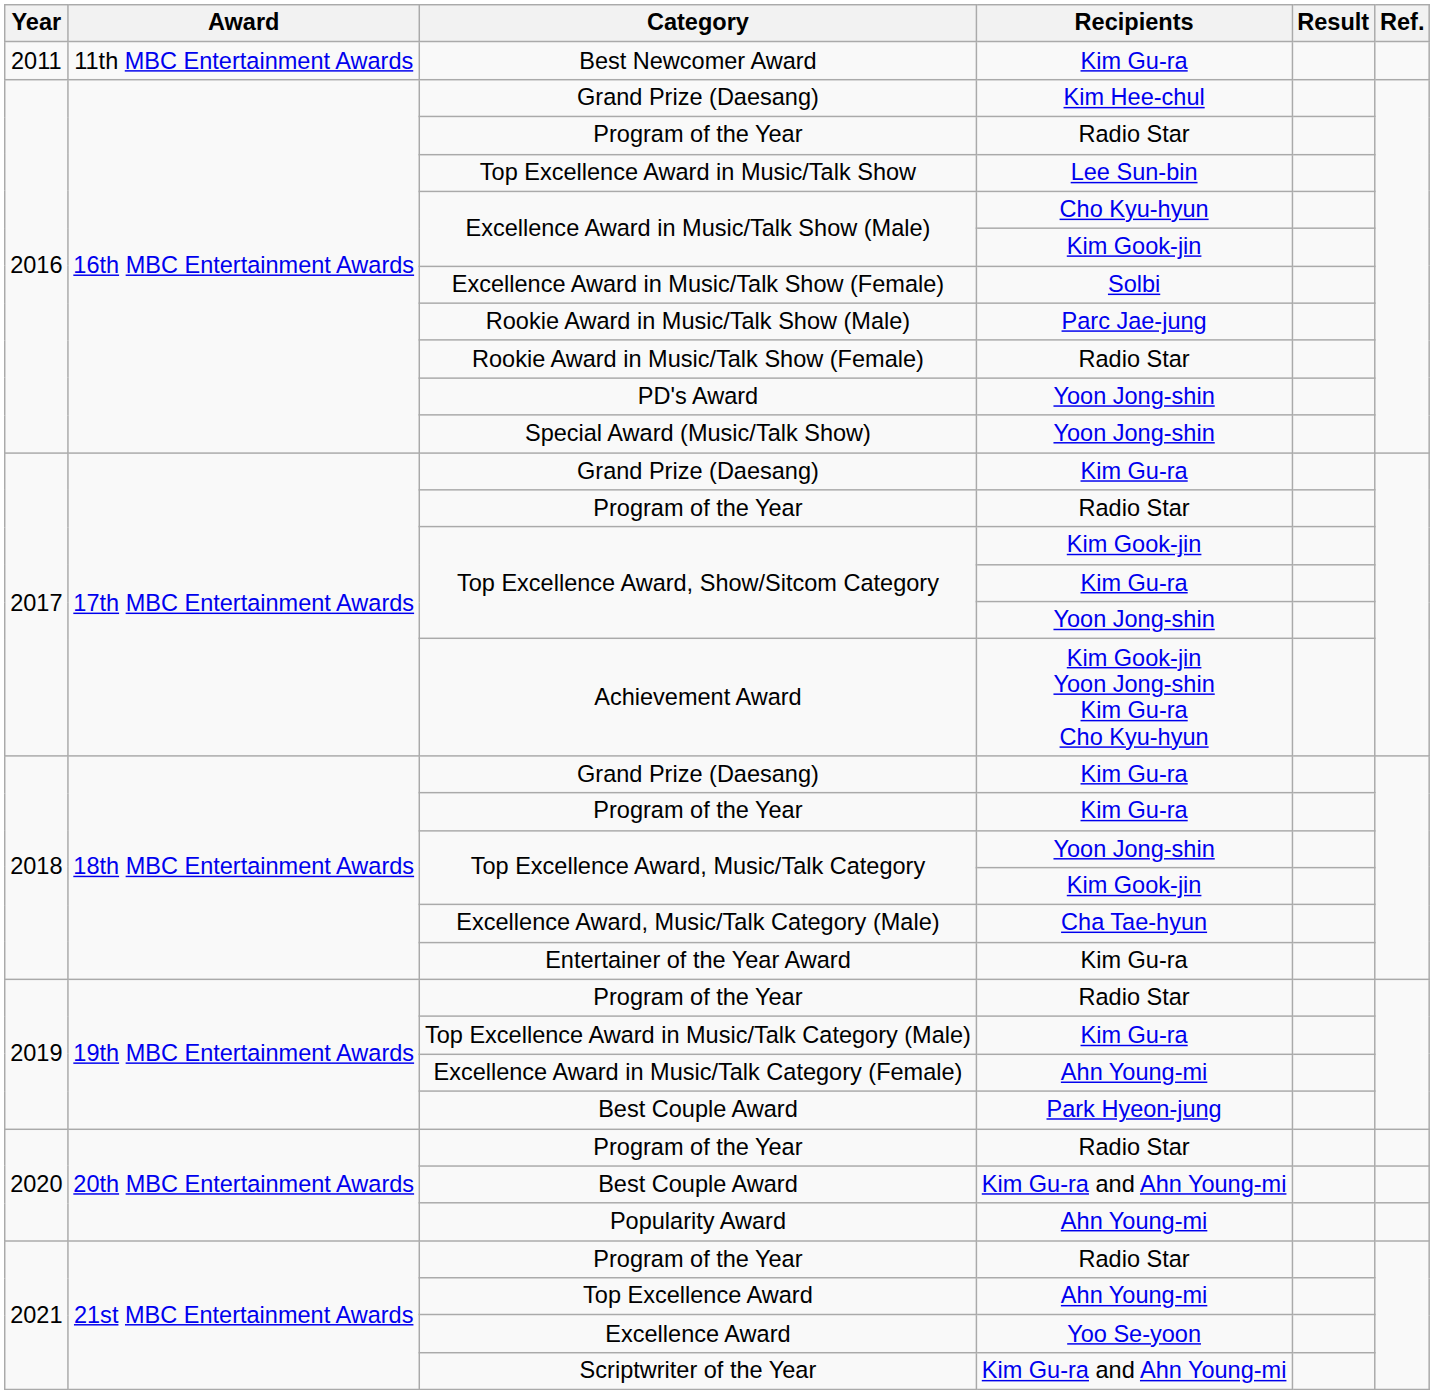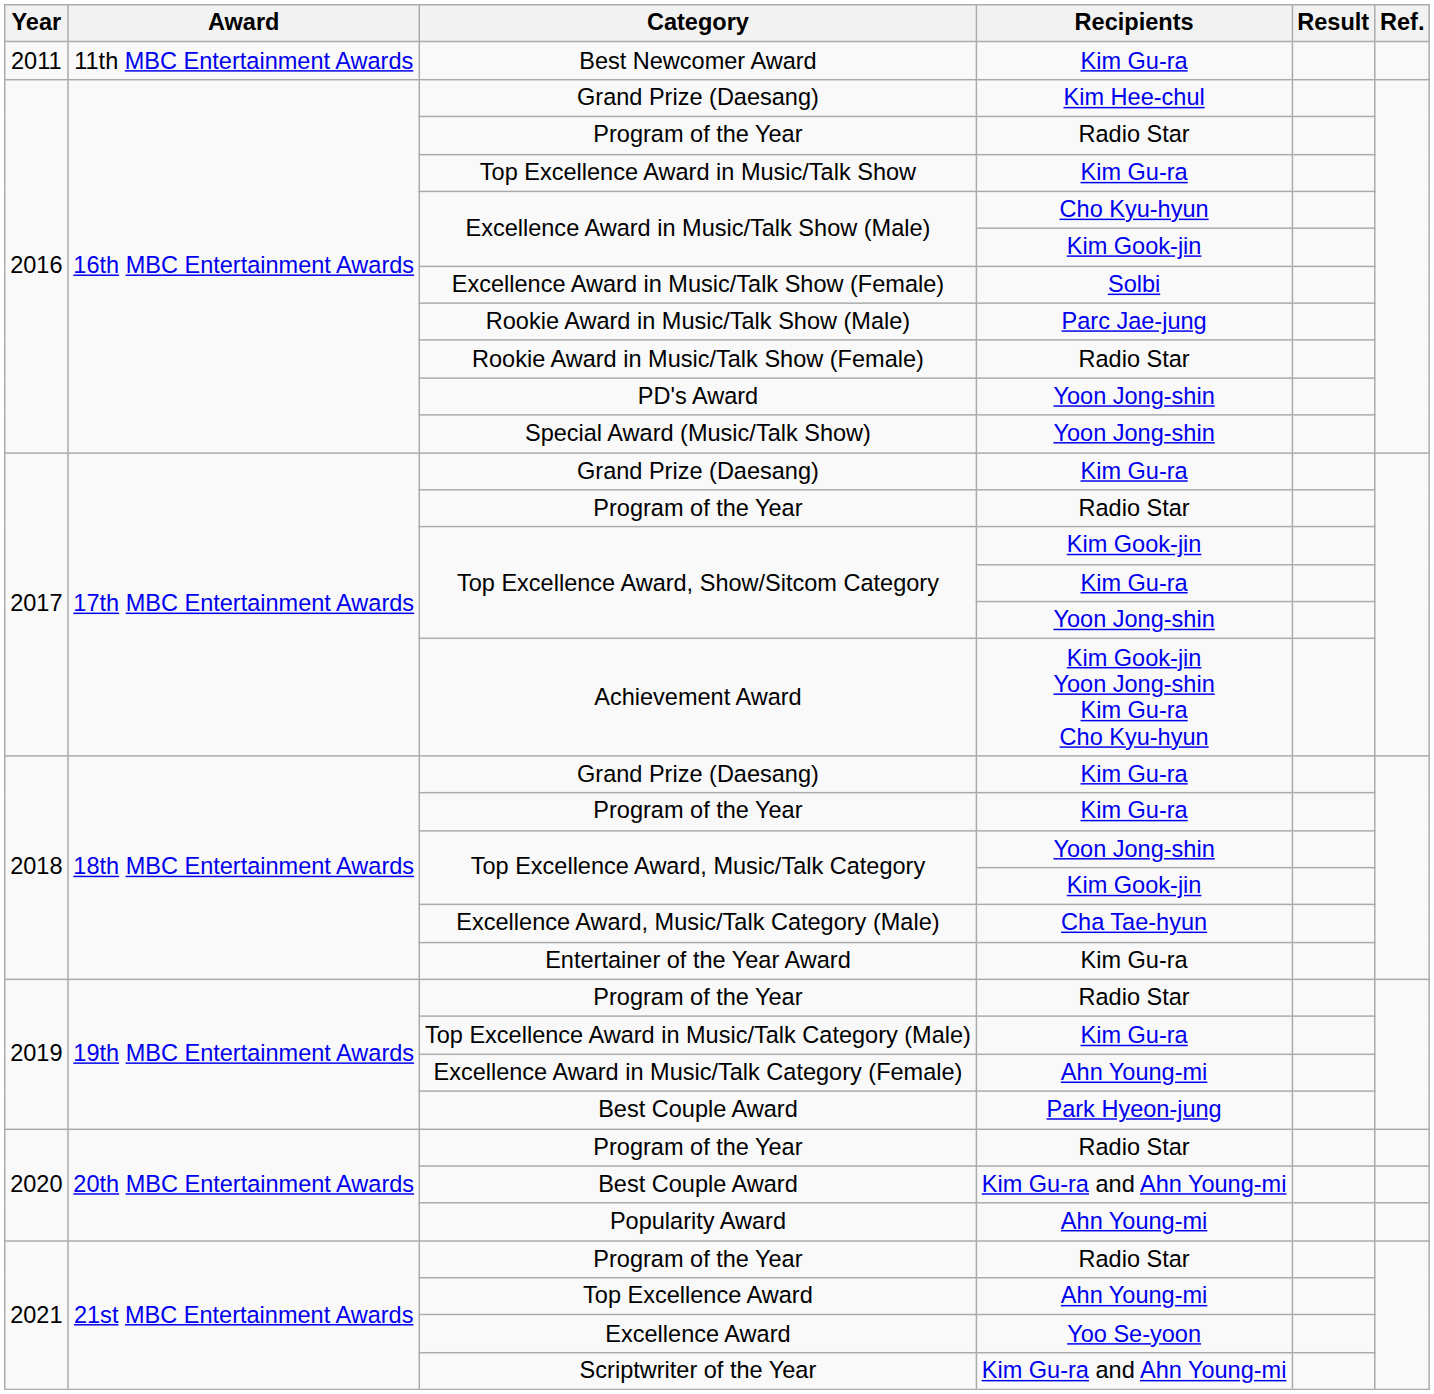(1134, 172) Lee Sun-bin -> (1134, 172) Kim Gu-ra
